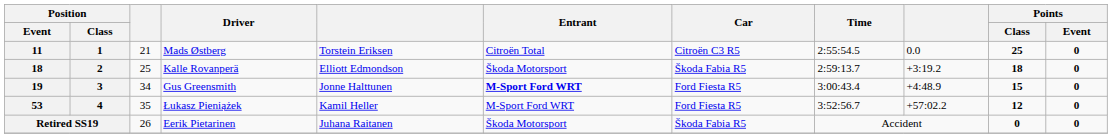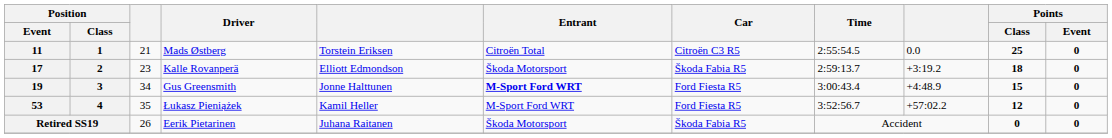(37, 68) 18 -> (37, 68) 17
(145, 68) 25 -> (145, 68) 23
